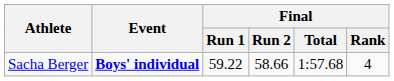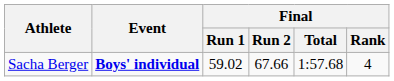(226, 64) 59.22 -> (226, 64) 59.02
(271, 64) 58.66 -> (271, 64) 67.66
